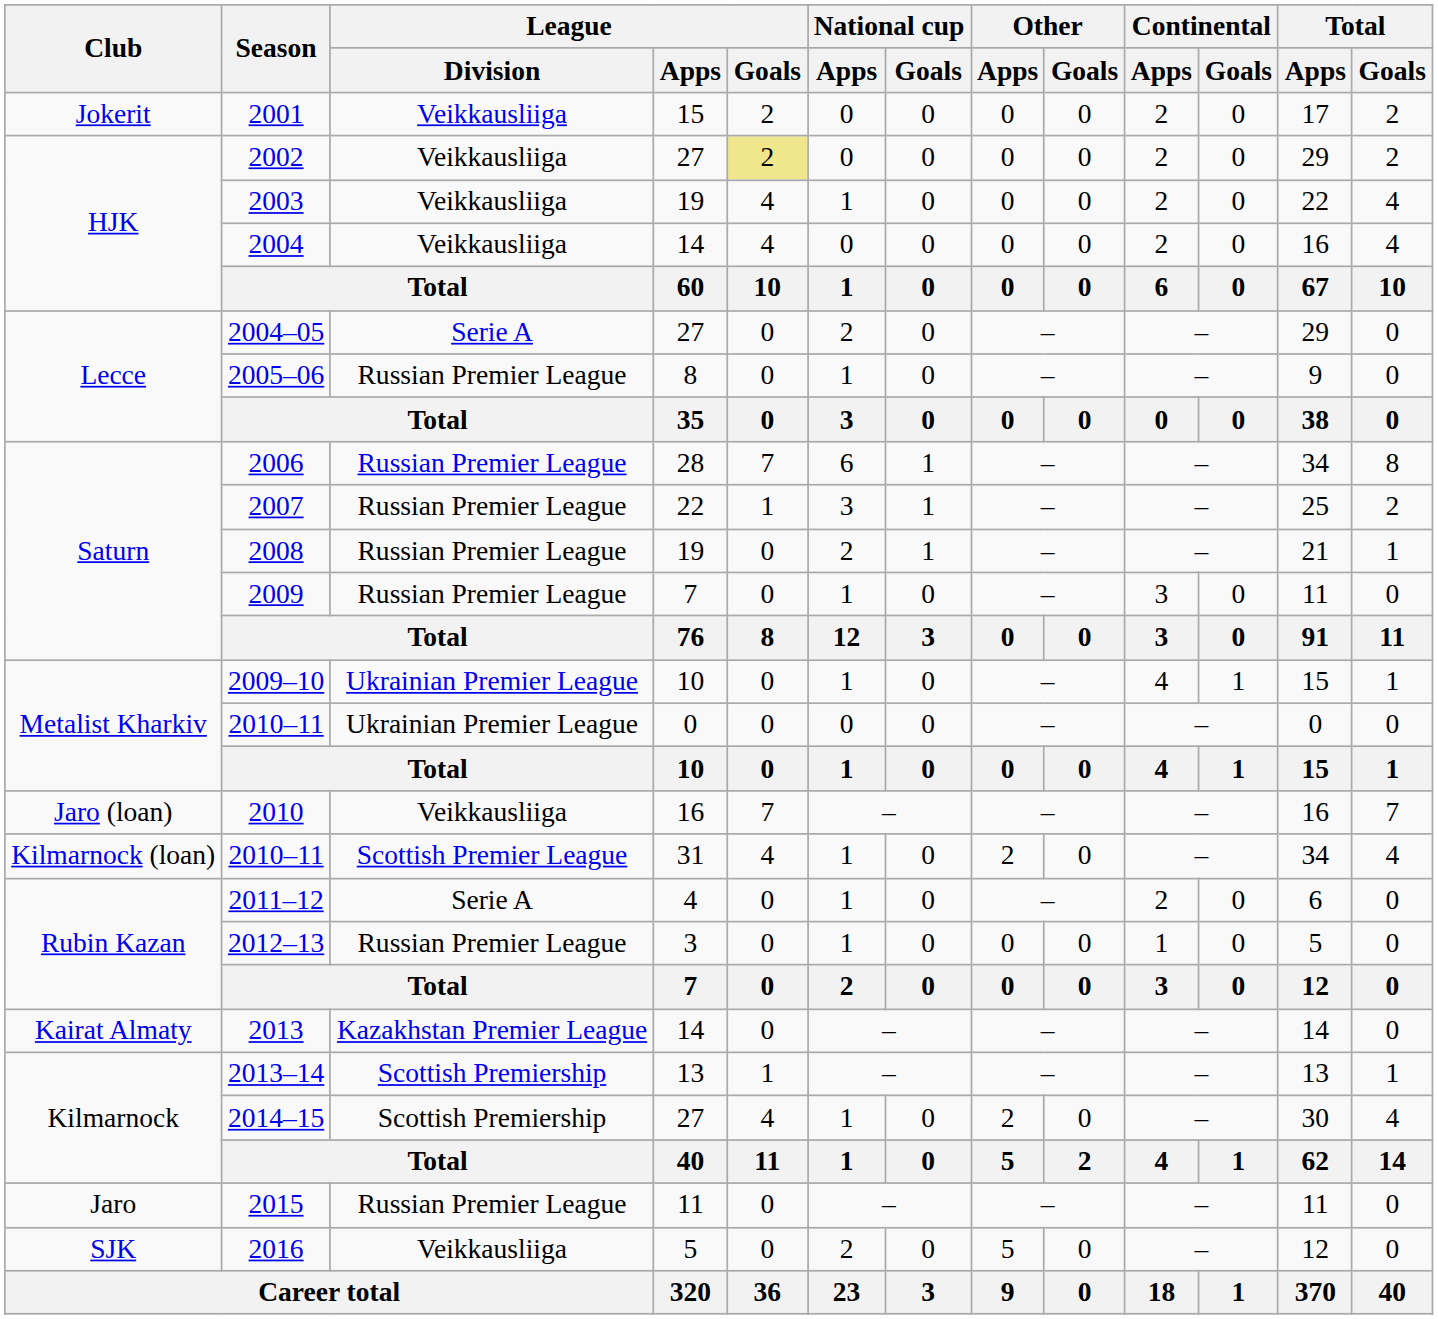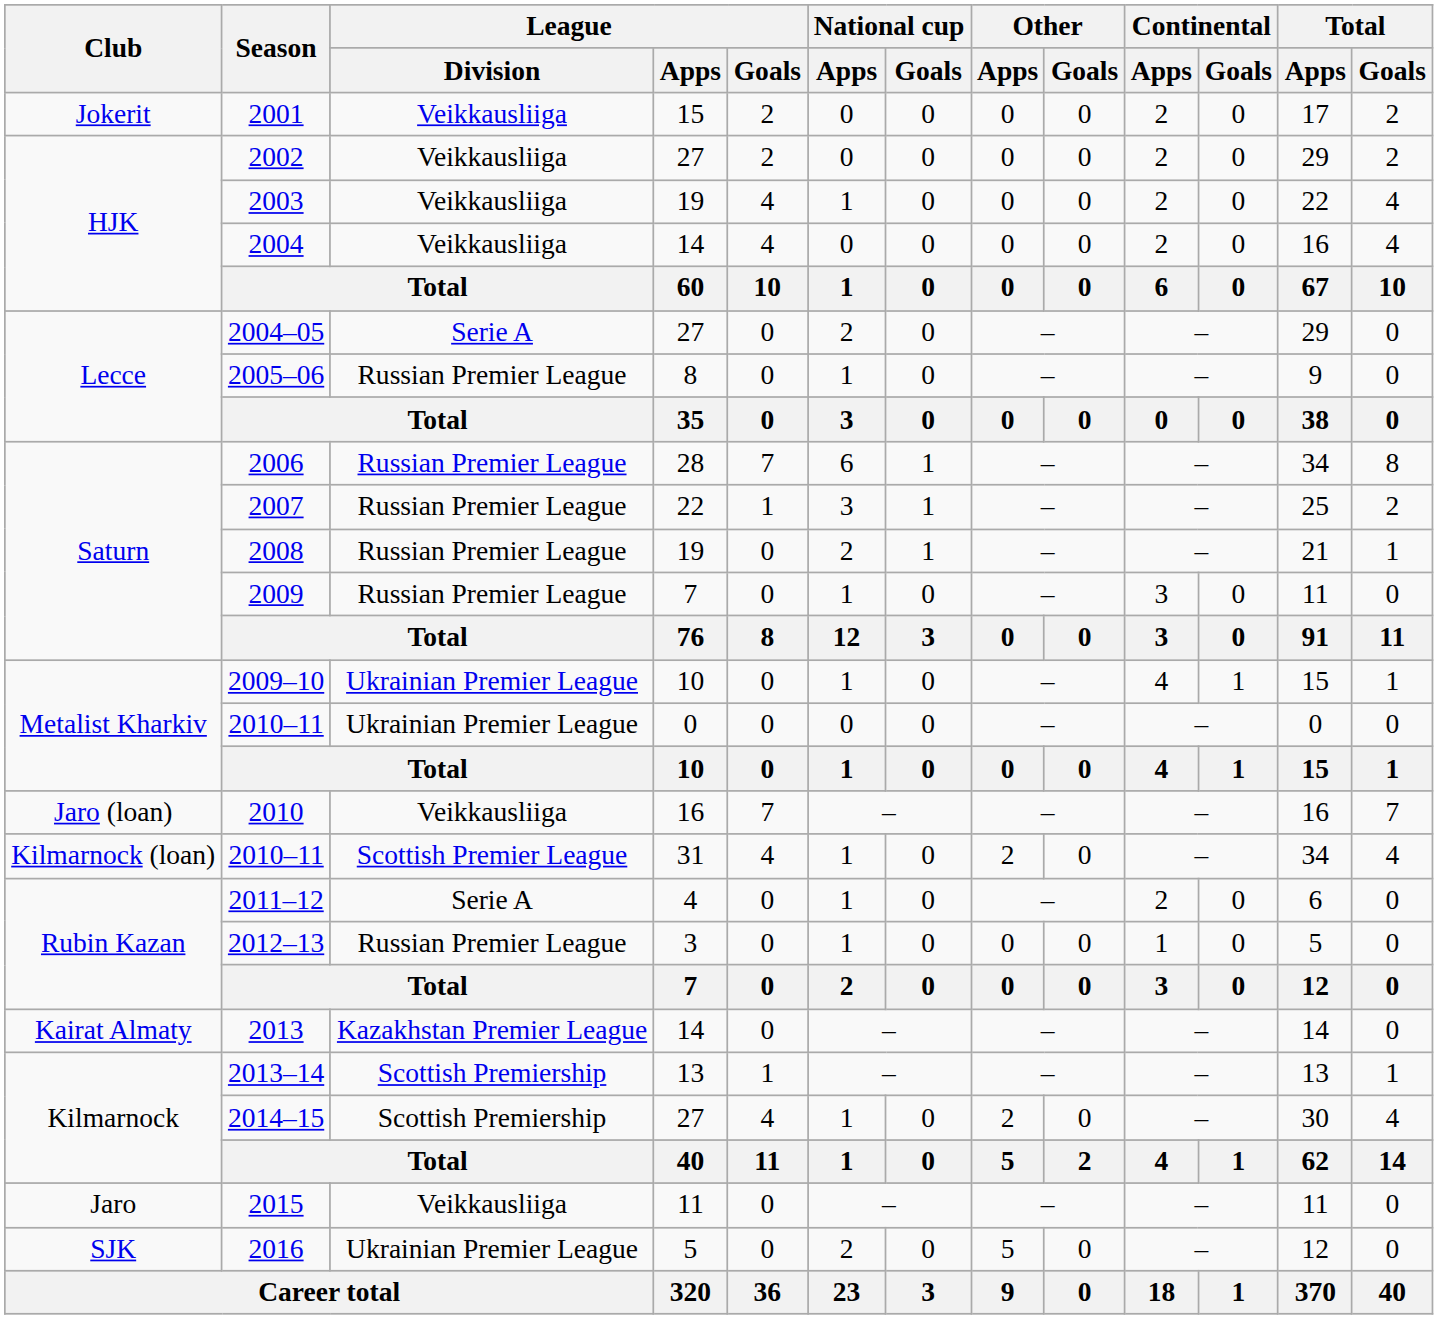(767, 157) khaki background -> (767, 157) no background
(492, 1204) Russian Premier League -> (492, 1204) Veikkausliiga
(492, 1248) Veikkausliiga -> (492, 1248) Ukrainian Premier League
